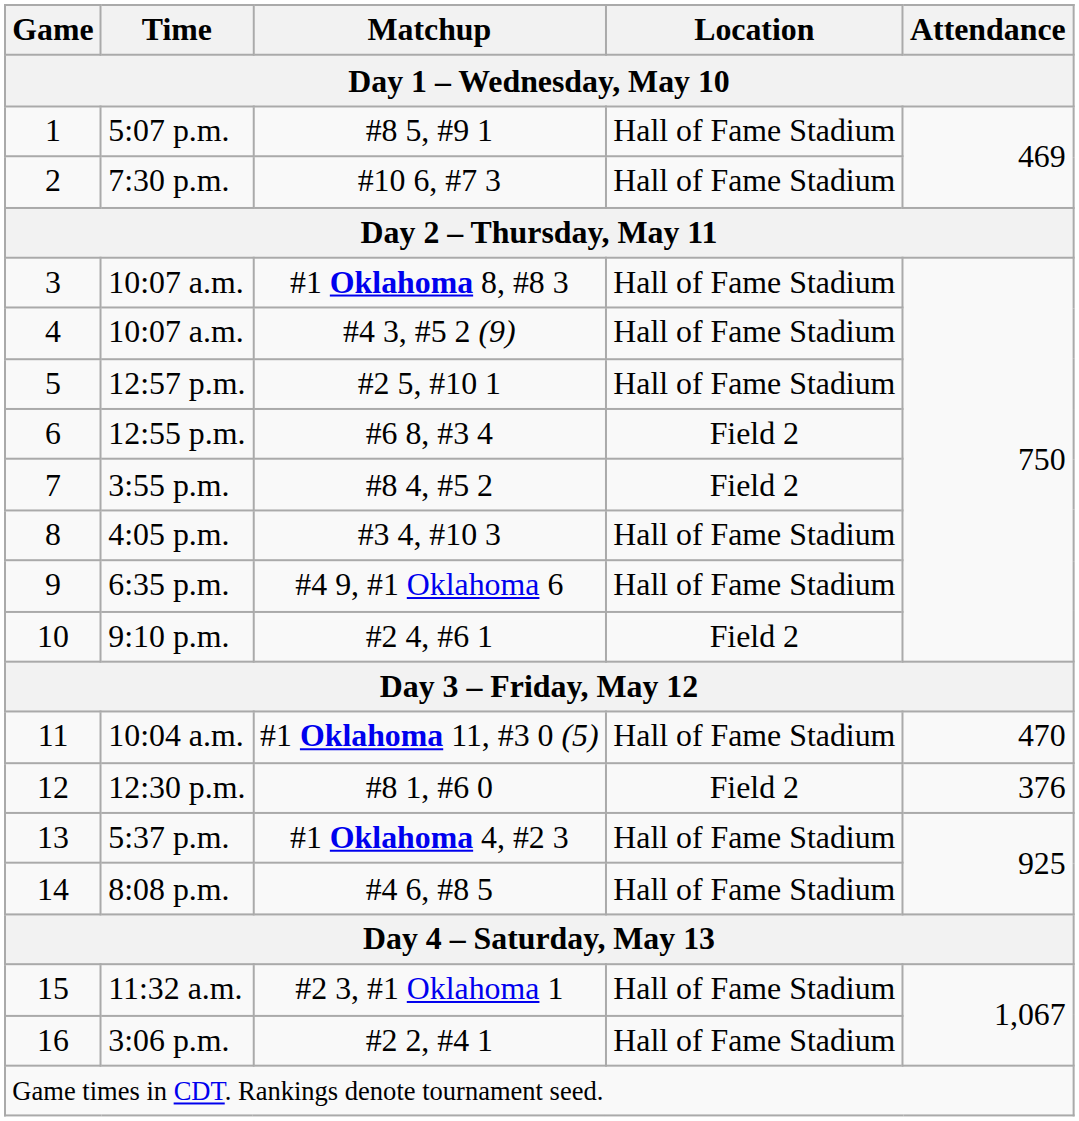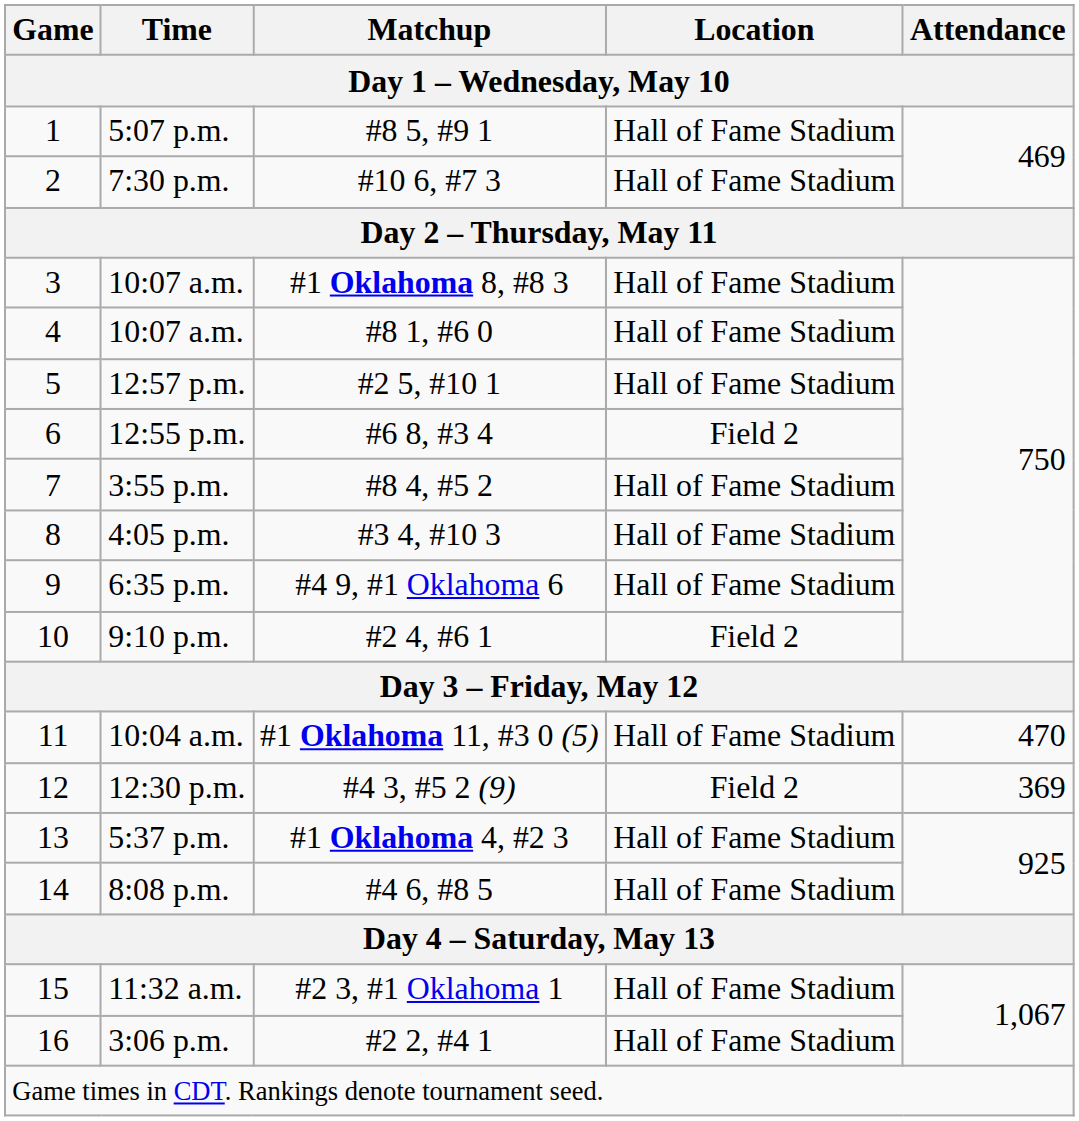(429, 332) #4 3, #5 2 (9) -> (429, 332) #8 1, #6 0
(754, 484) Field 2 -> (754, 484) Hall of Fame Stadium
(429, 787) #8 1, #6 0 -> (429, 787) #4 3, #5 2 (9)
(1042, 787) 376 -> (1042, 787) 369
